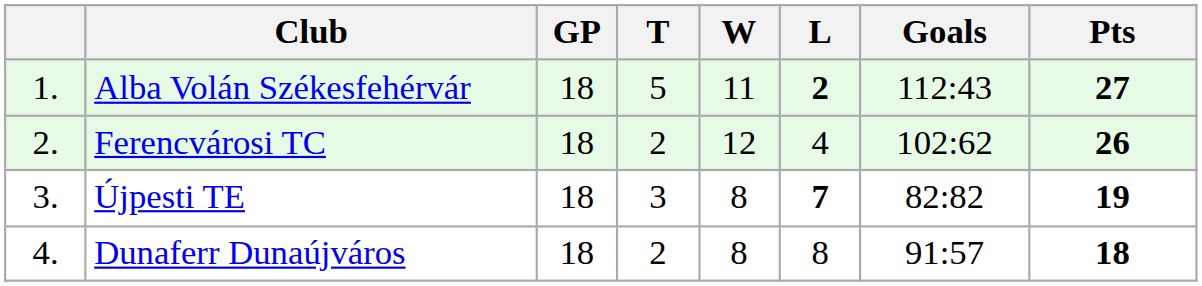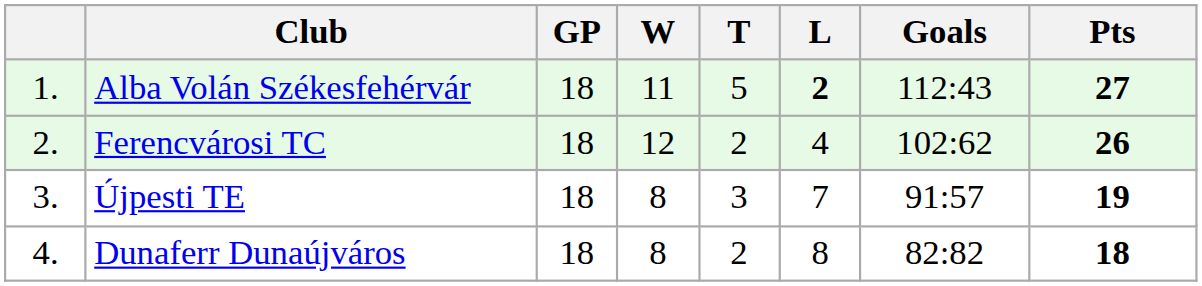columns swapped: (739, 32) <-> (658, 32)
(820, 197) bold -> (820, 197) normal
(945, 197) 82:82 -> (945, 197) 91:57
(945, 252) 91:57 -> (945, 252) 82:82
